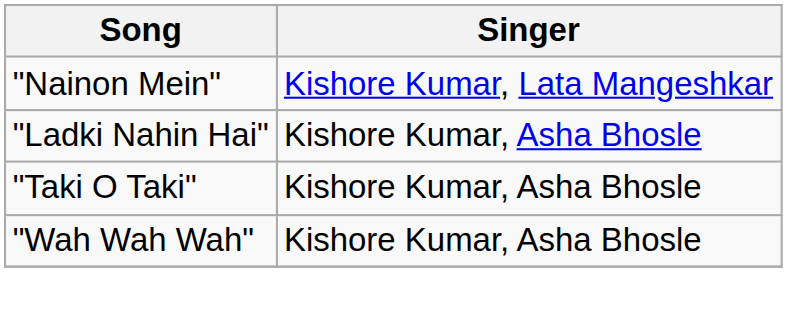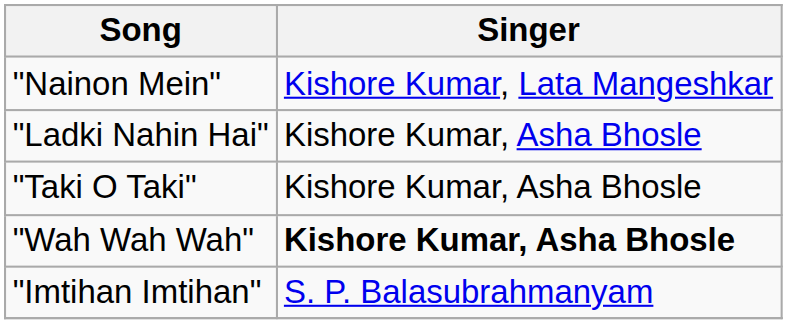(493, 239) normal -> (510, 239) bold
+ row: (137, 291)
